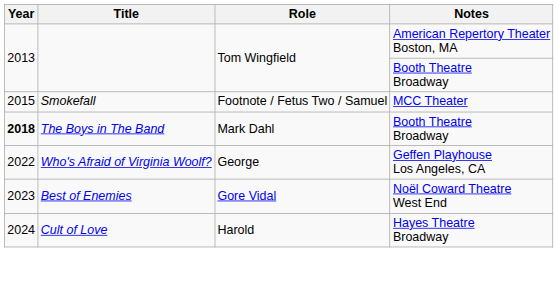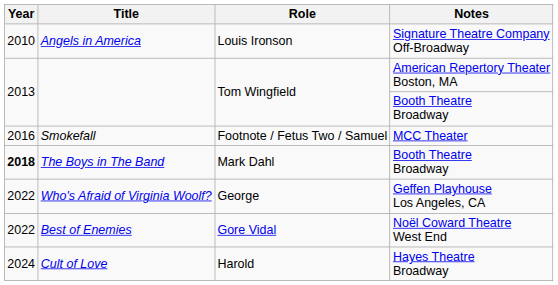+ row: (91, 41)
(21, 101) 2015 -> (21, 135) 2016
(21, 196) 2023 -> (21, 230) 2022
